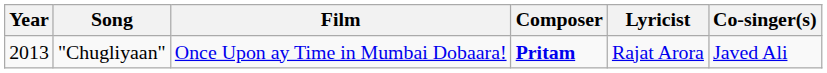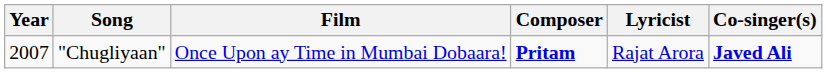(29, 51) 2013 -> (29, 51) 2007
(750, 51) normal -> (752, 51) bold
